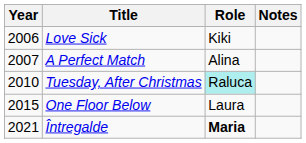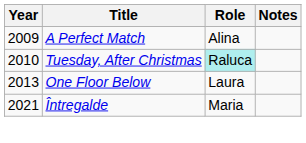- row: (76, 37)
(23, 60) 2007 -> (23, 37) 2009
(23, 104) 2015 -> (23, 82) 2013
(227, 127) bold -> (226, 104) normal
